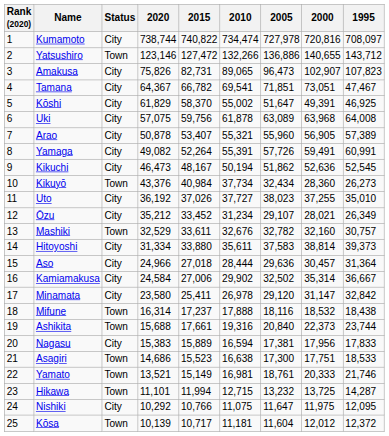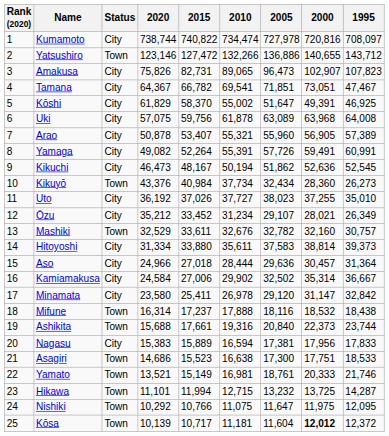(113, 407) City -> (116, 407) Town
(320, 423) normal -> (320, 423) bold
